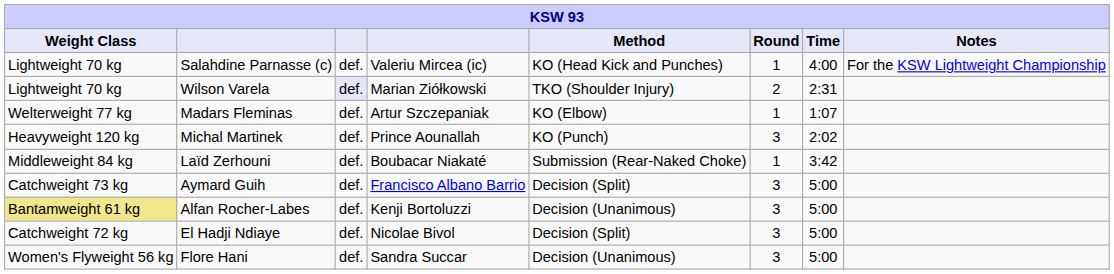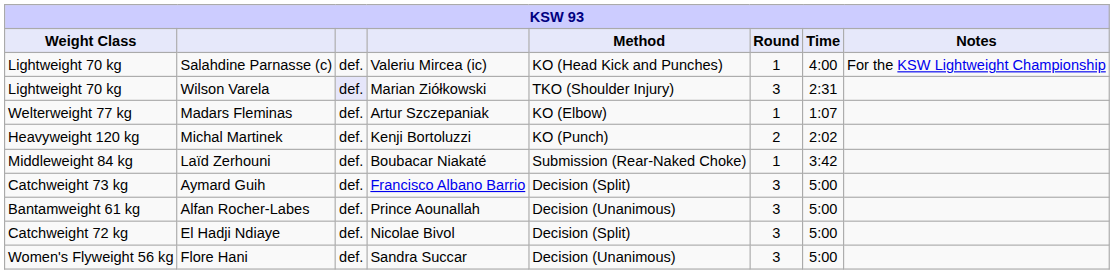(776, 89) 2 -> (776, 89) 3
(425, 137) Prince Aounallah -> (421, 137) Kenji Bortoluzzi
(776, 137) 3 -> (776, 137) 2
(74, 209) khaki background -> (74, 209) no background
(421, 209) Kenji Bortoluzzi -> (425, 209) Prince Aounallah
